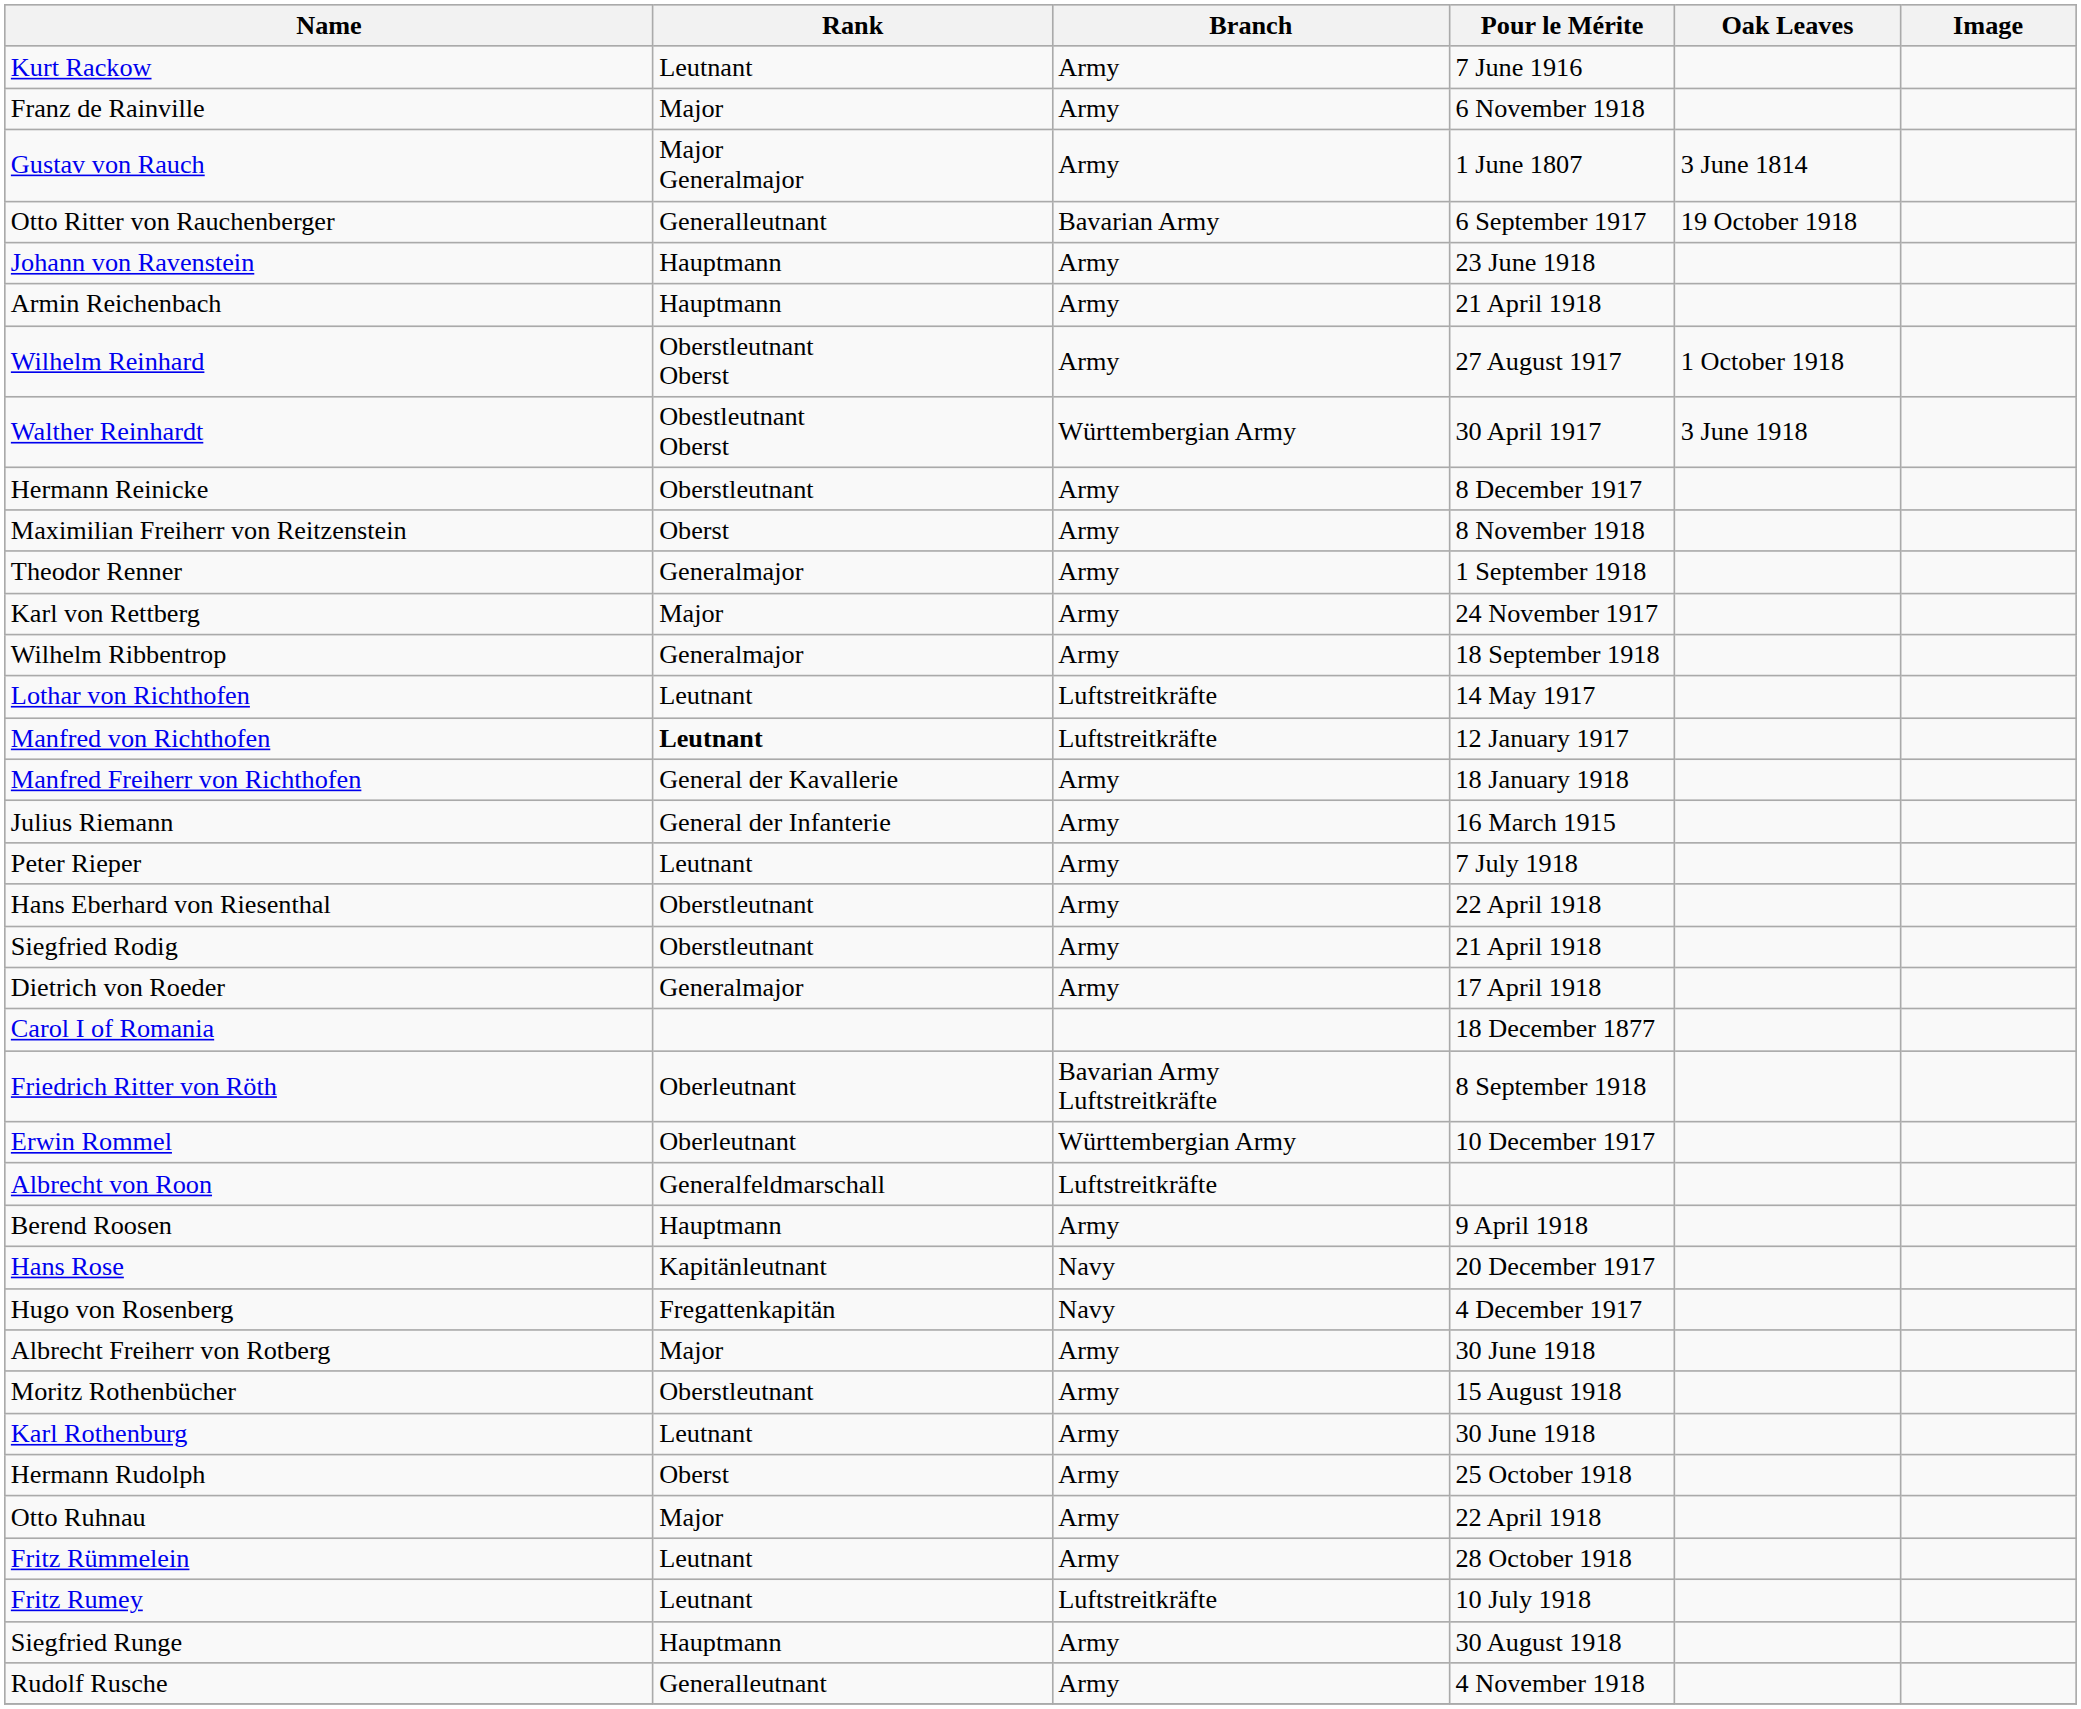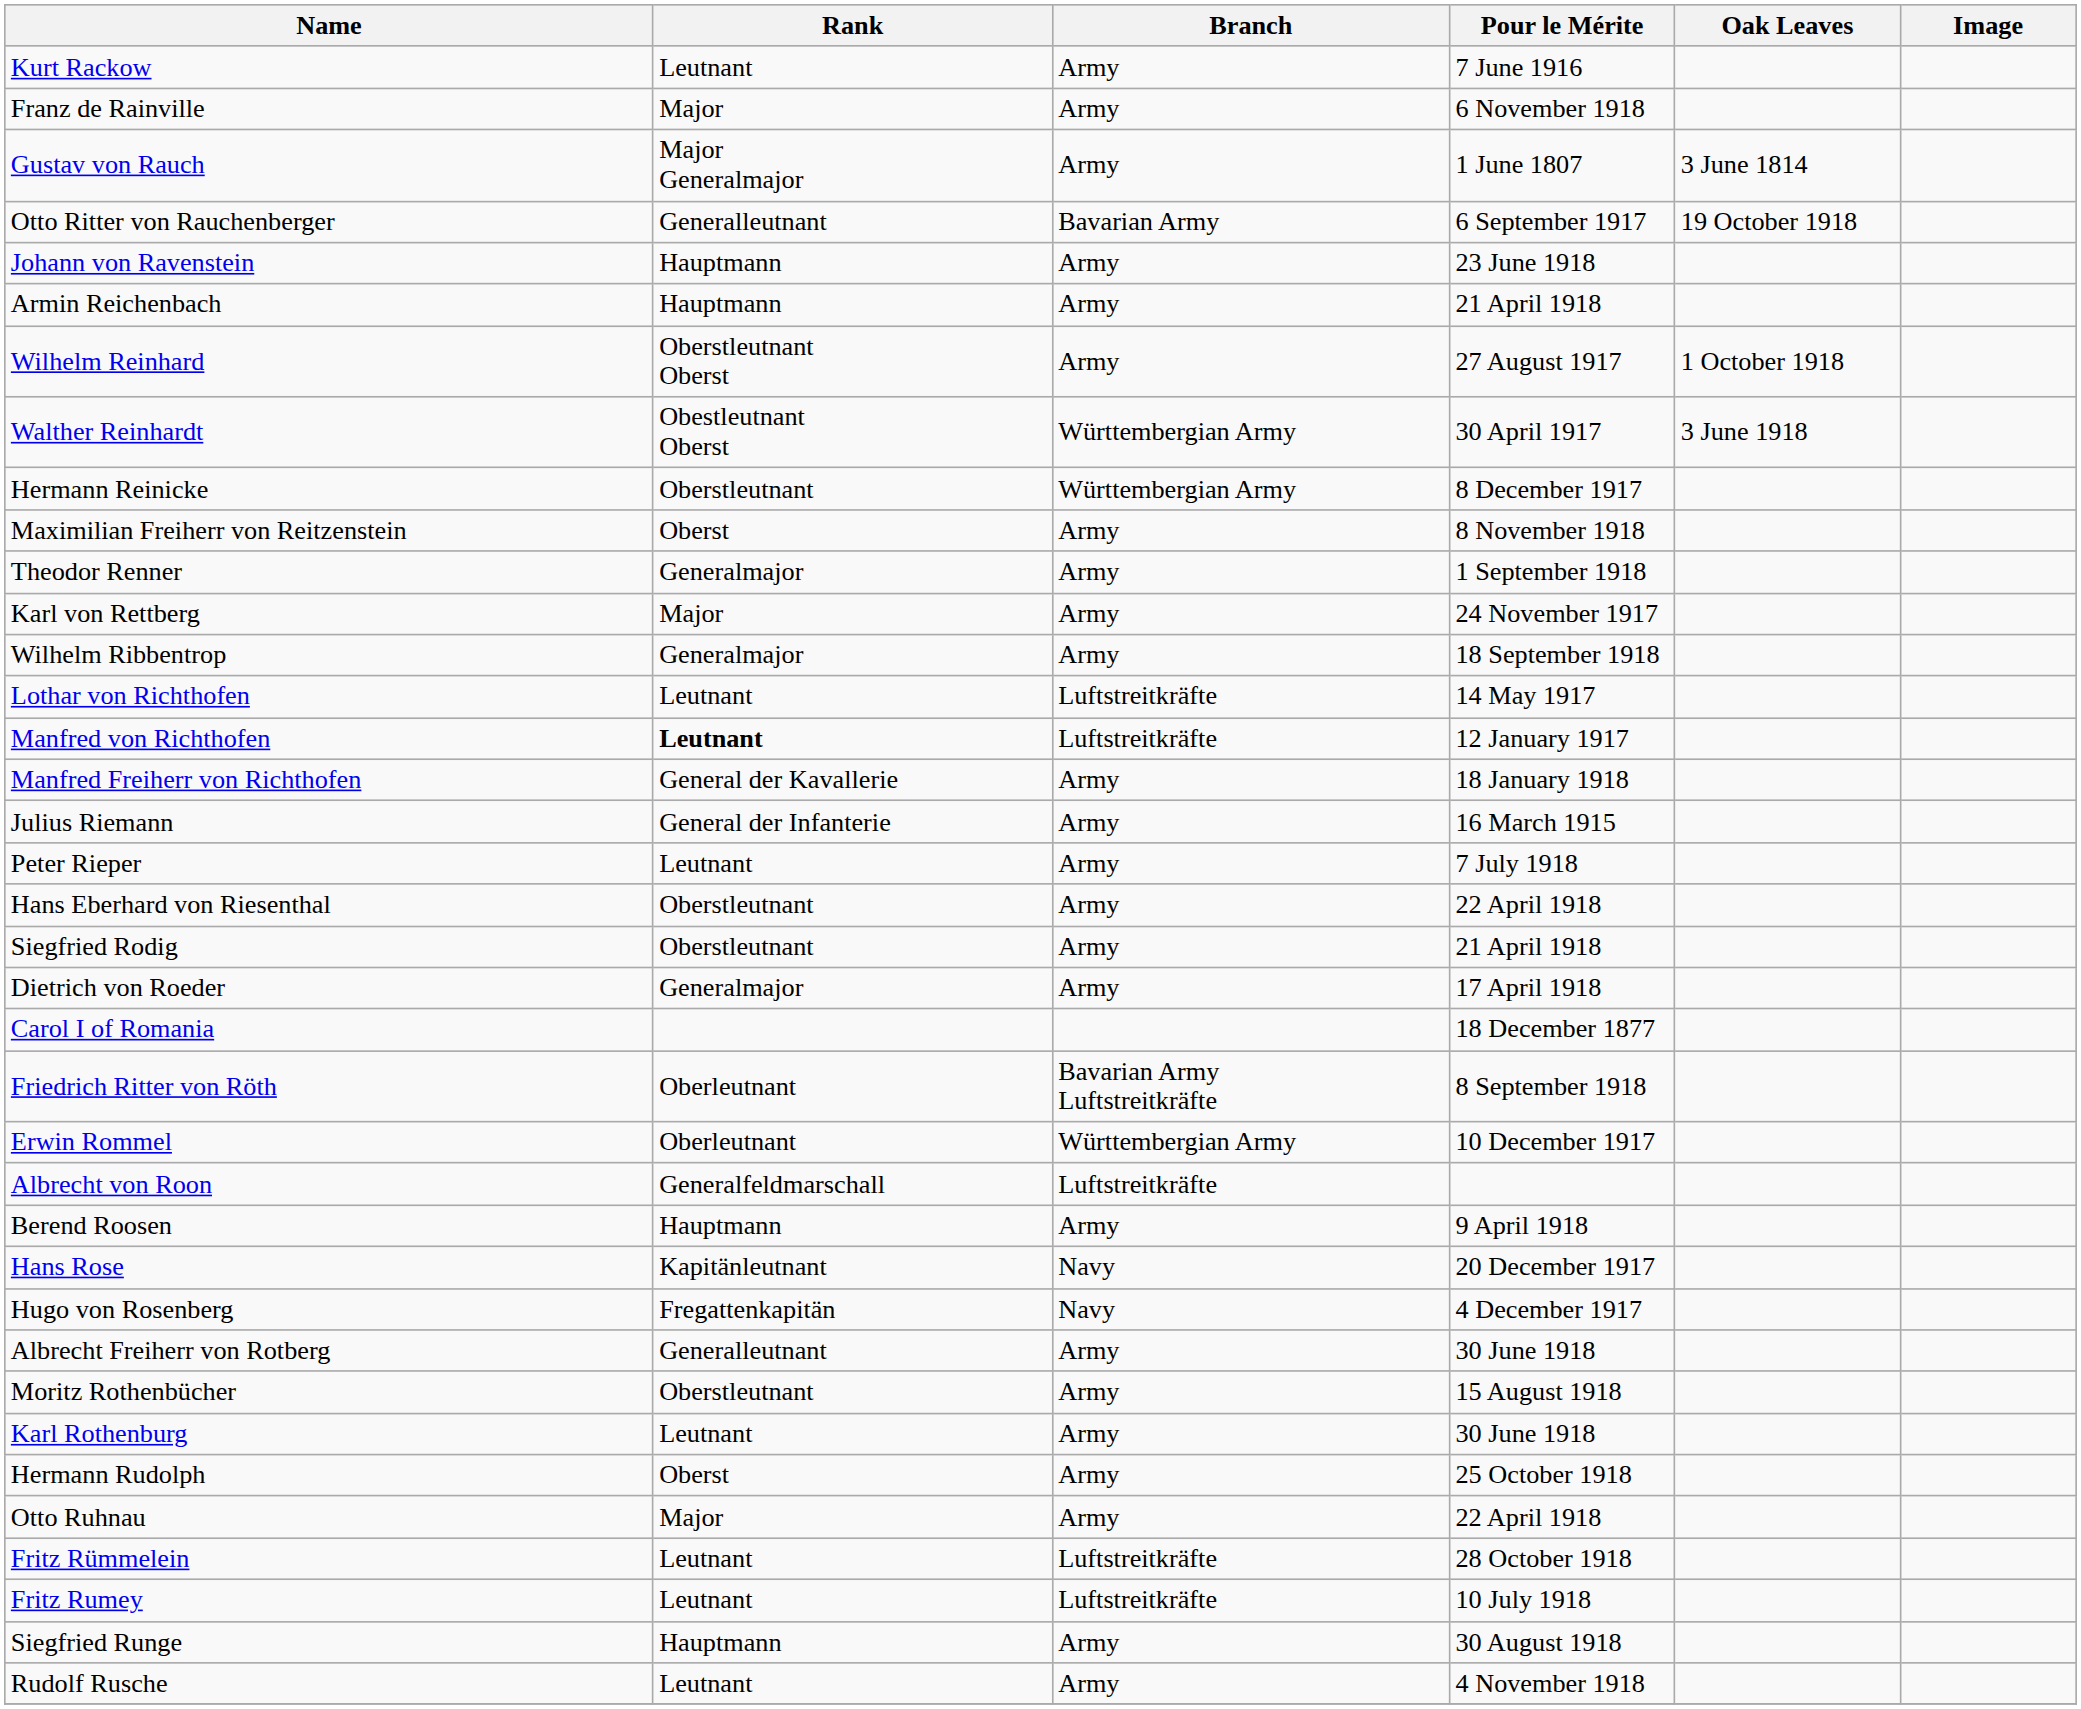(1089, 488) Army -> (1177, 488) Württembergian Army
(691, 1350) Major -> (743, 1350) Generalleutnant
(1089, 1558) Army -> (1138, 1558) Luftstreitkräfte
(743, 1683) Generalleutnant -> (706, 1683) Leutnant
